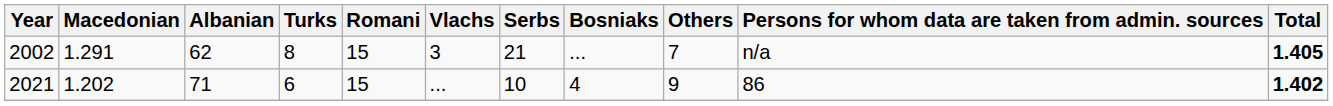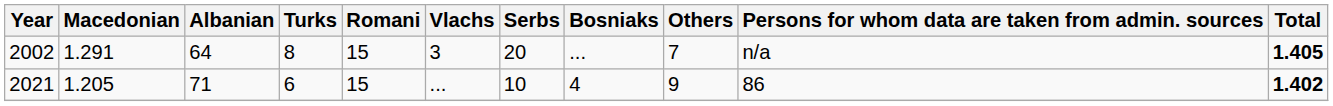(200, 52) 62 -> (200, 52) 64
(515, 52) 21 -> (515, 52) 20
(89, 84) 1.202 -> (89, 84) 1.205
